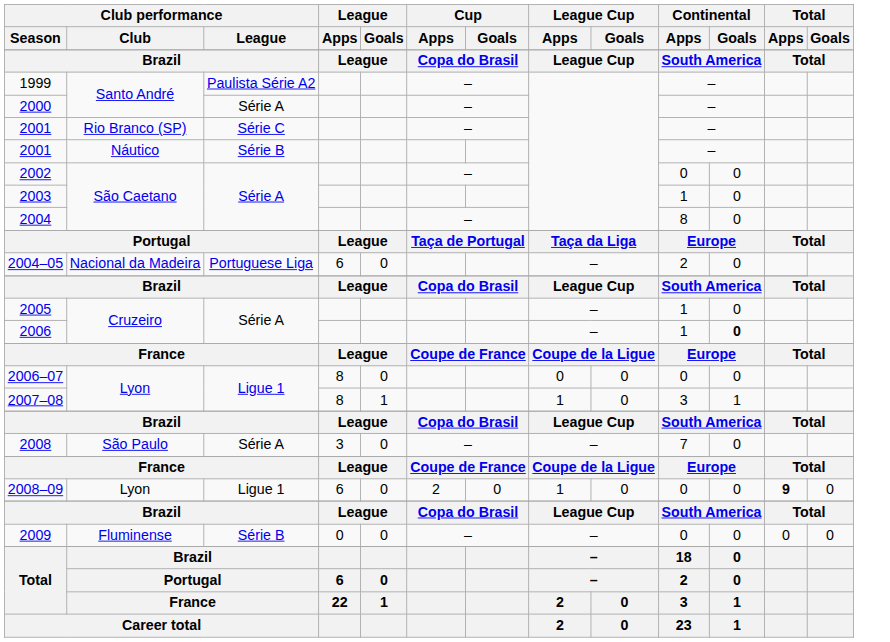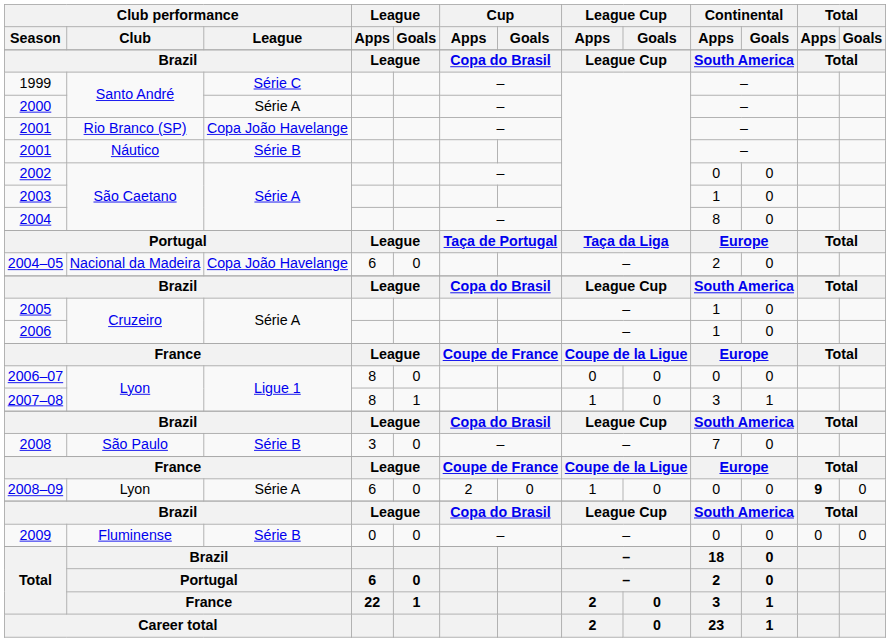(261, 83) Paulista Série A2 -> (277, 83) Série C
(261, 128) Série C -> (277, 128) Copa João Havelange
(261, 264) Portuguese Liga -> (277, 264) Copa João Havelange
(737, 331) bold -> (769, 331) normal
(261, 444) Série A -> (277, 444) Série B
(261, 490) Ligue 1 -> (277, 490) Série A
